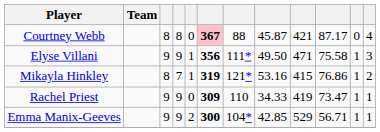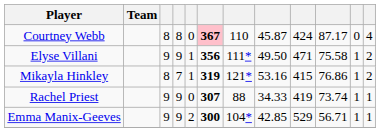(239, 35) 88 -> (239, 35) 110
(303, 35) 421 -> (303, 35) 424
(369, 55) 3 -> (369, 55) 2
(210, 96) 309 -> (210, 96) 307
(239, 96) 110 -> (239, 96) 88
(333, 96) 73.47 -> (333, 96) 73.74
